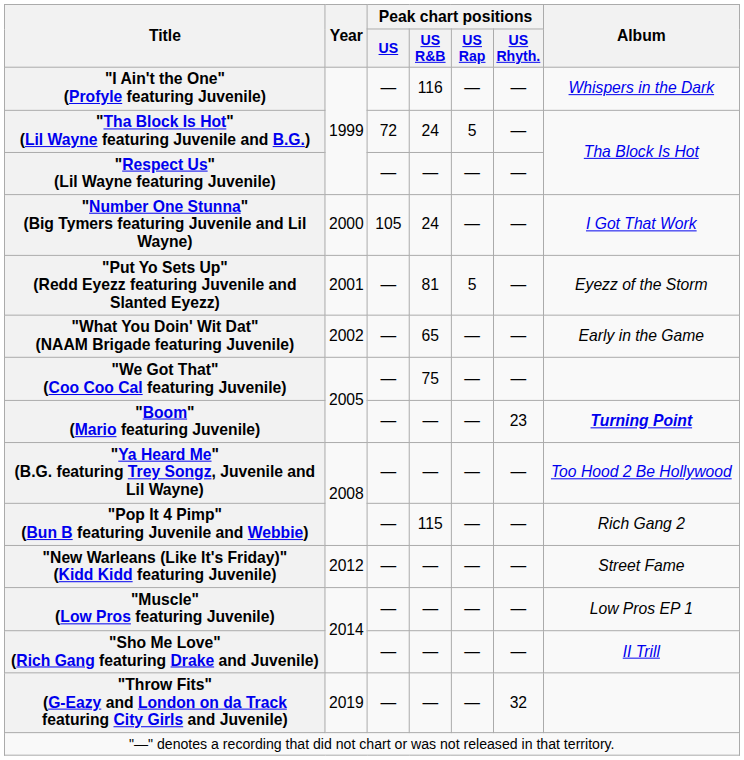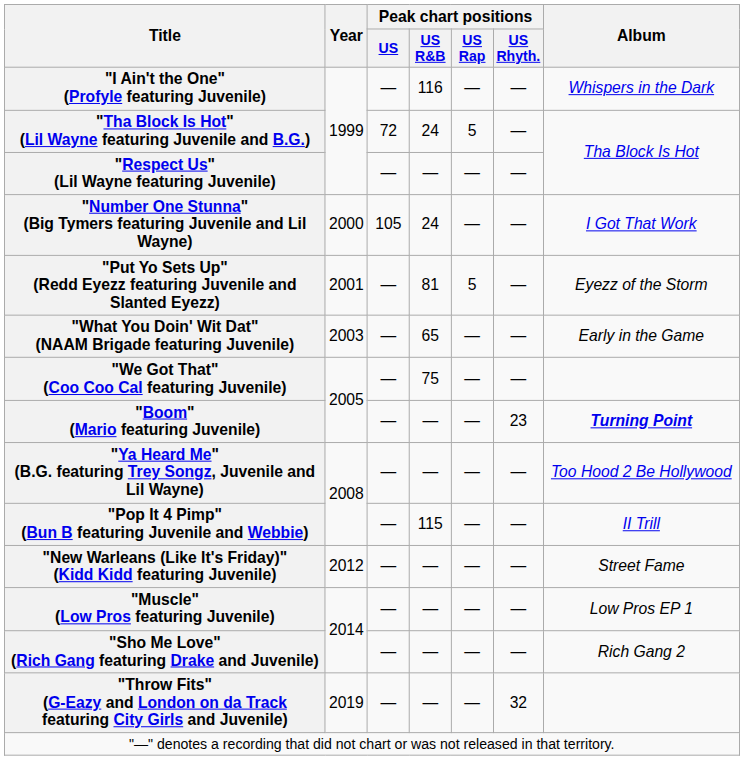(346, 336) 2002 -> (346, 336) 2003
(641, 524) Rich Gang 2 -> (641, 524) II Trill
(641, 651) II Trill -> (641, 651) Rich Gang 2
